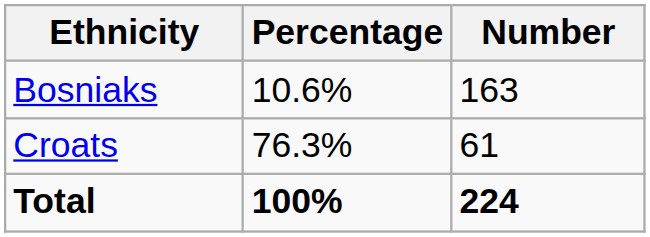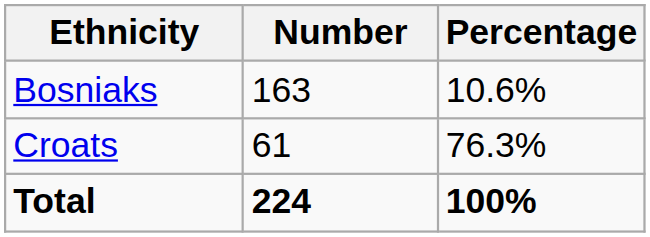columns swapped: (548, 32) <-> (347, 32)
